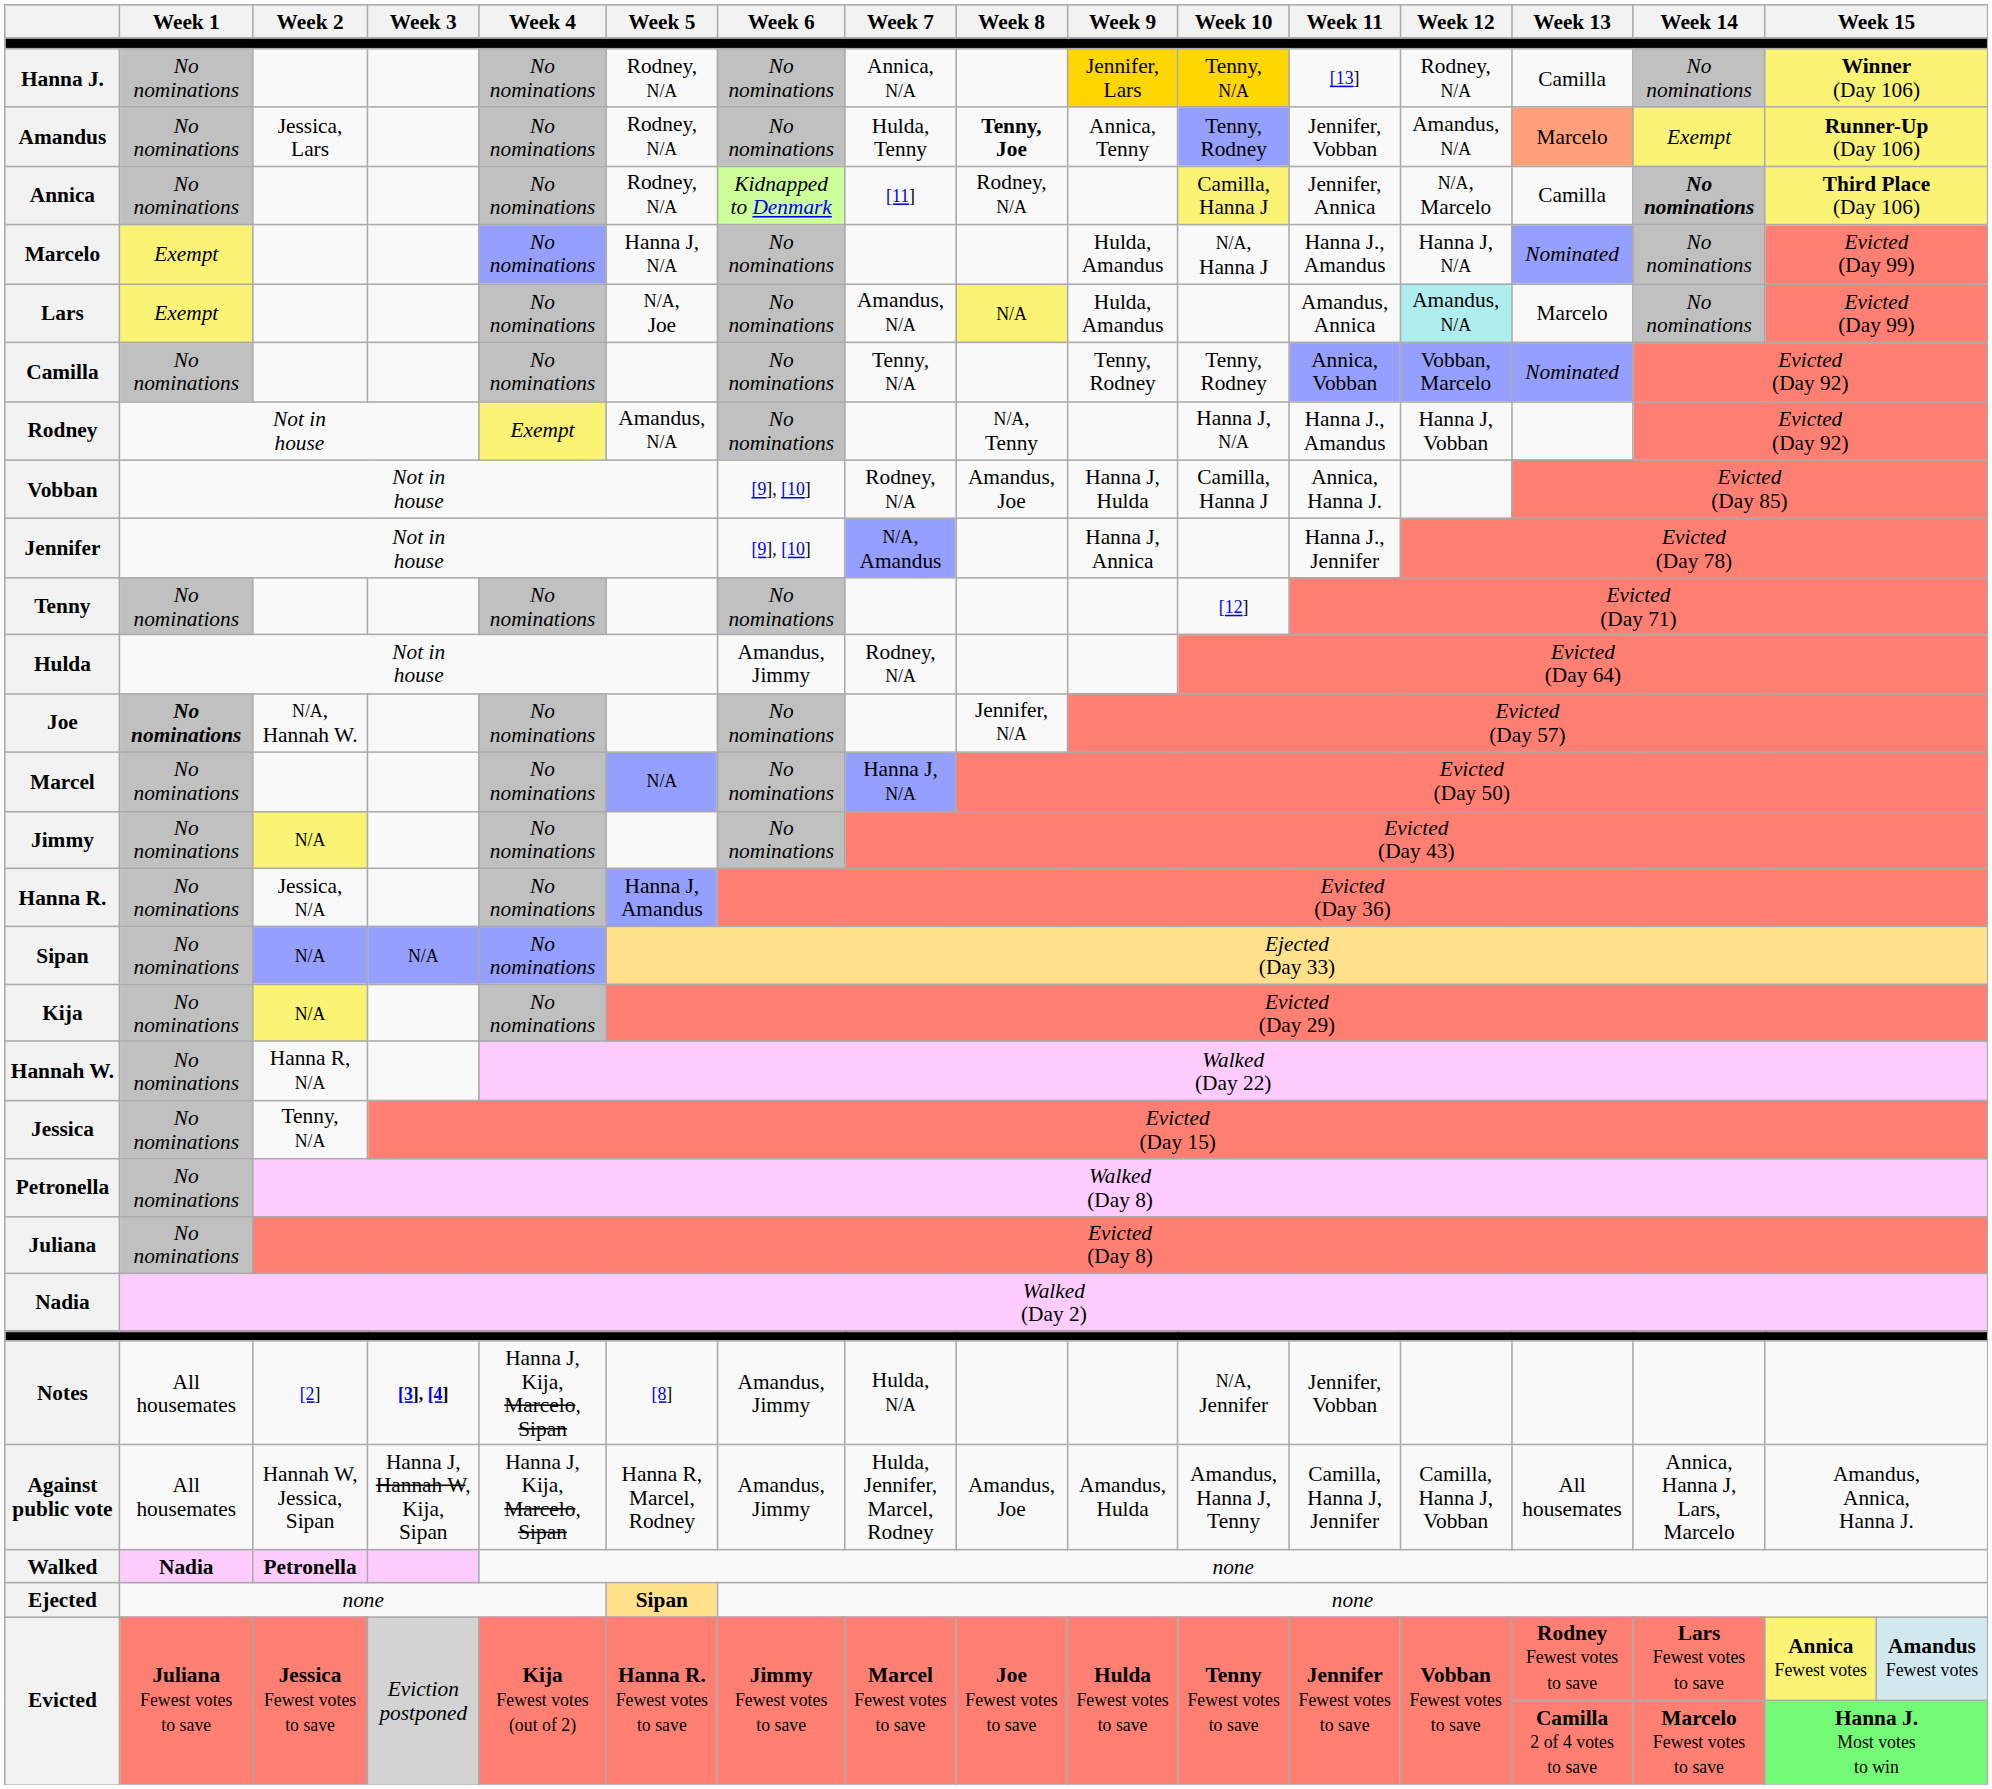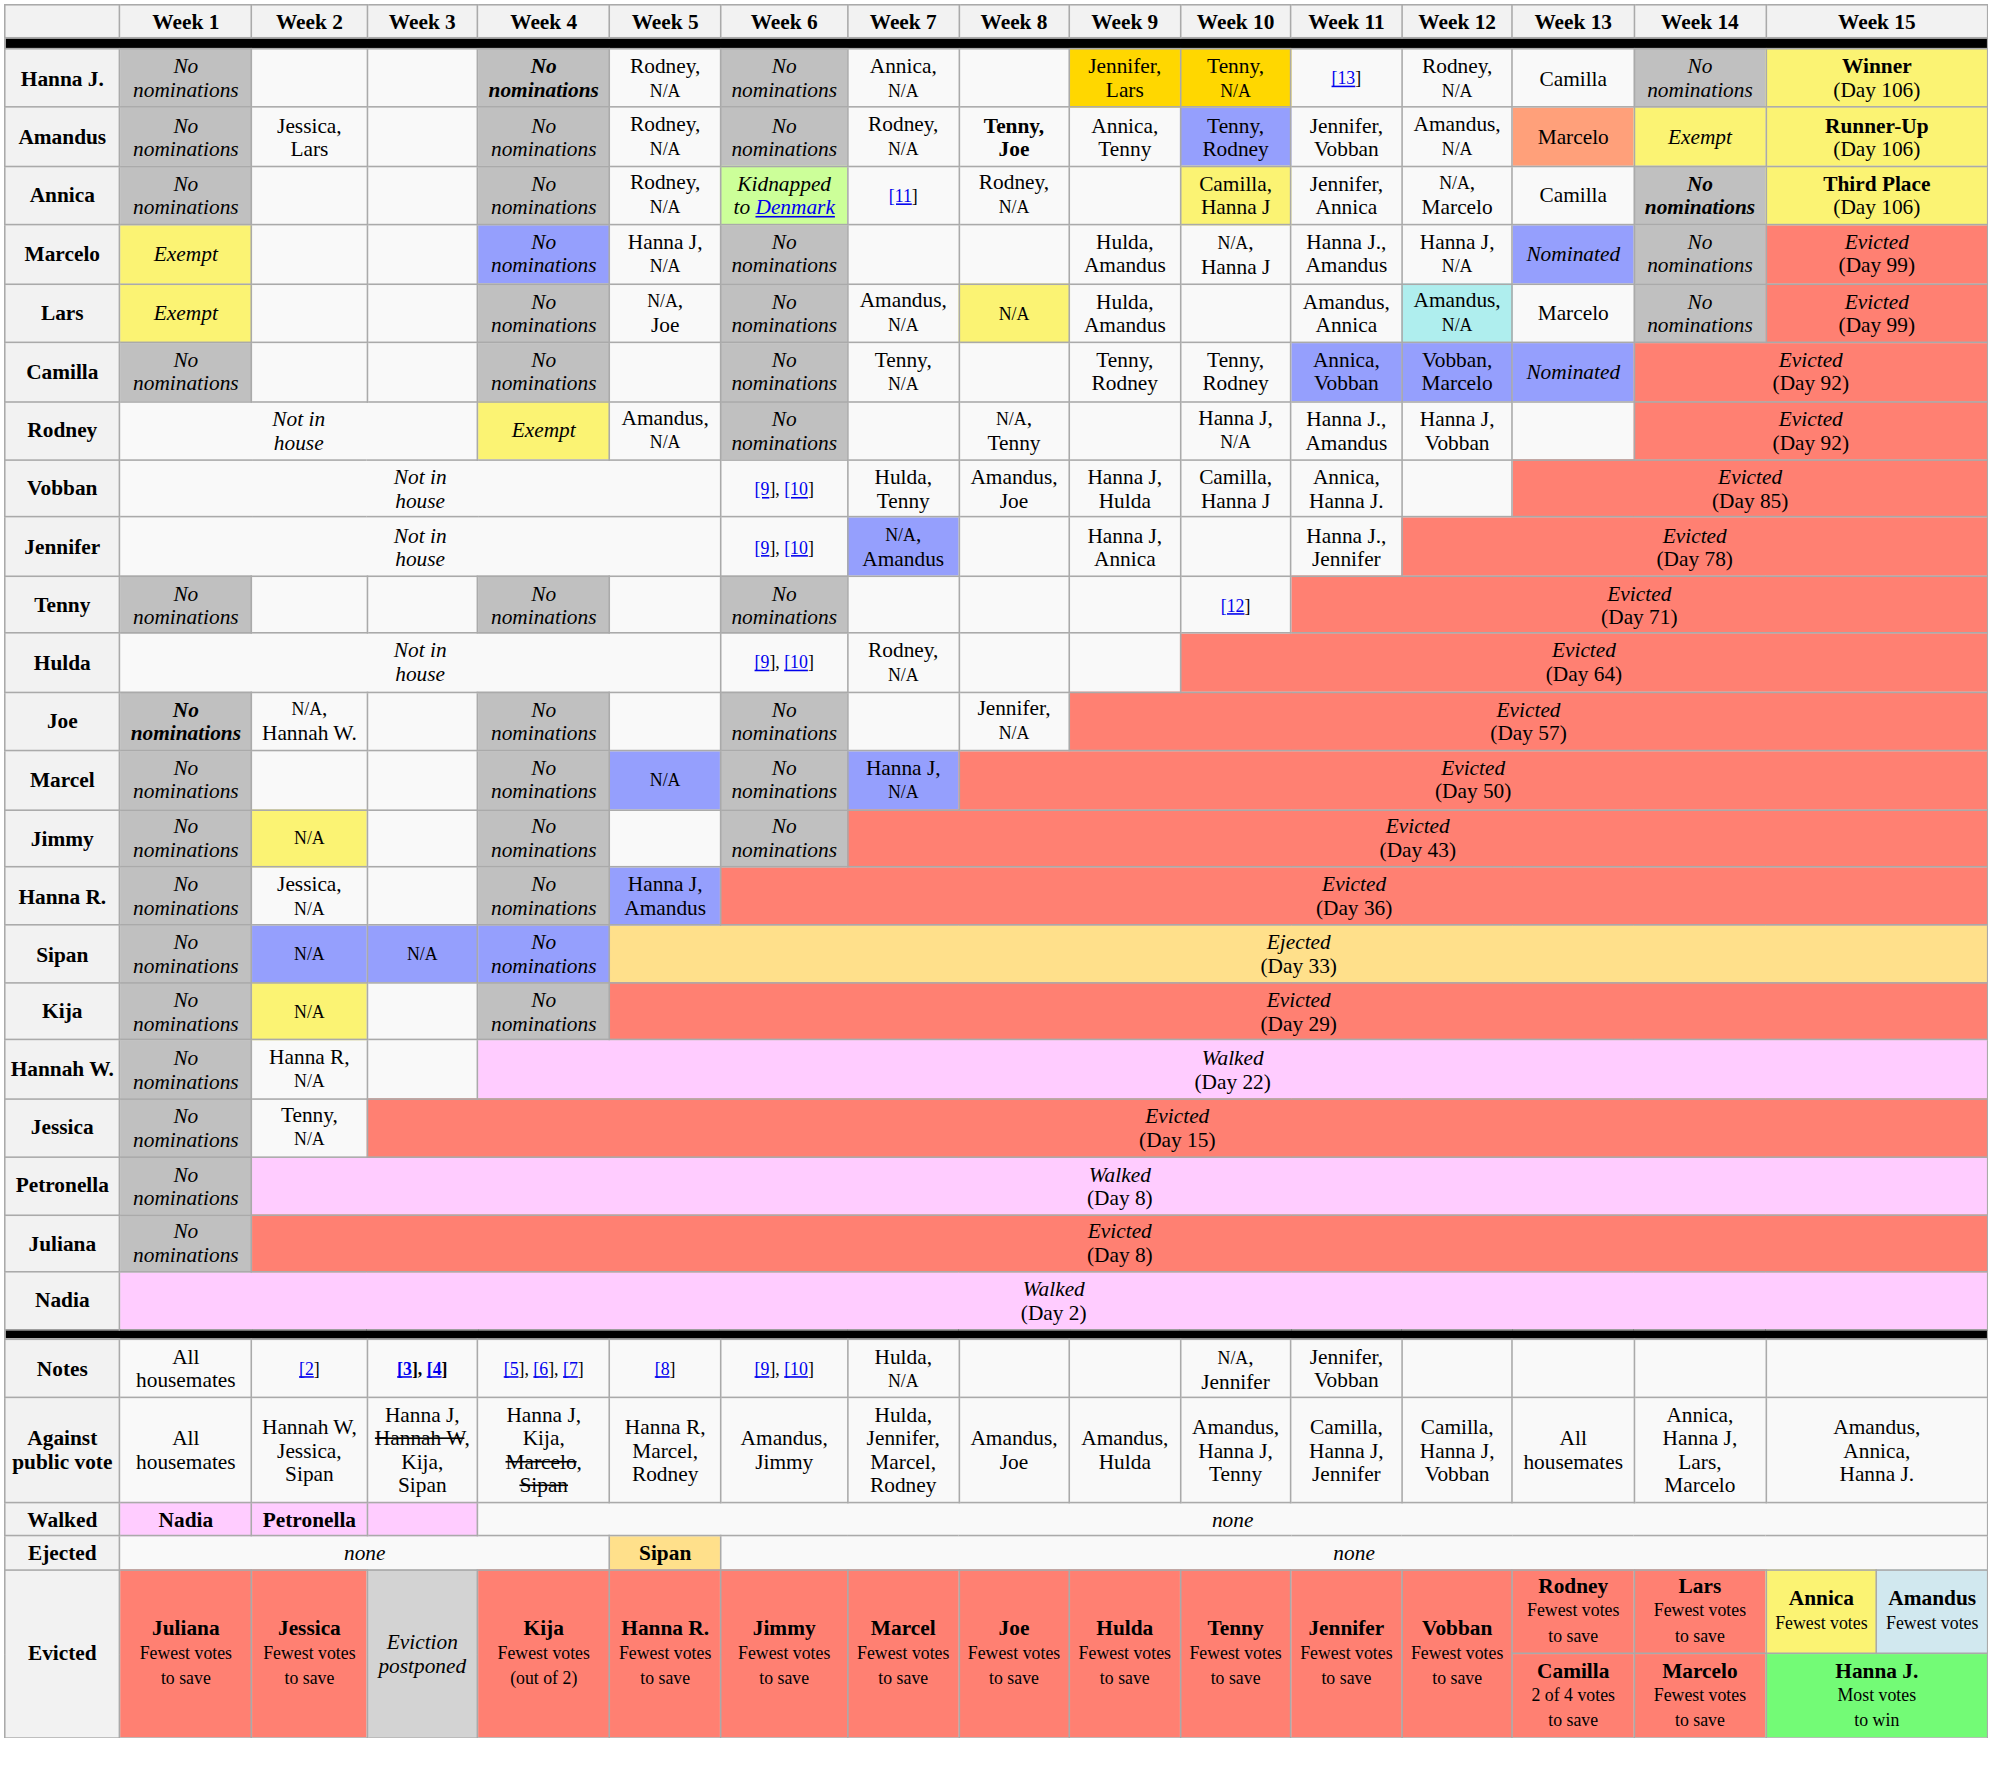(543, 78) normal -> (544, 78) bold
(900, 136) Hulda, Tenny -> (903, 135) Rodney, N/A
(900, 487) Rodney, N/A -> (903, 488) Hulda, Tenny
(781, 664) Amandus, Jimmy -> (784, 662) [9], [10]
(543, 1393) Hanna J, Kija, Marcelo, Sipan -> (544, 1368) [5], [6], [7]
(781, 1393) Amandus, Jimmy -> (784, 1368) [9], [10]
